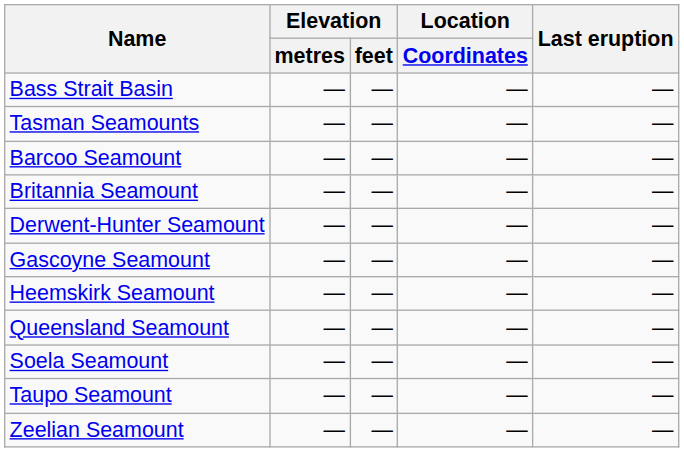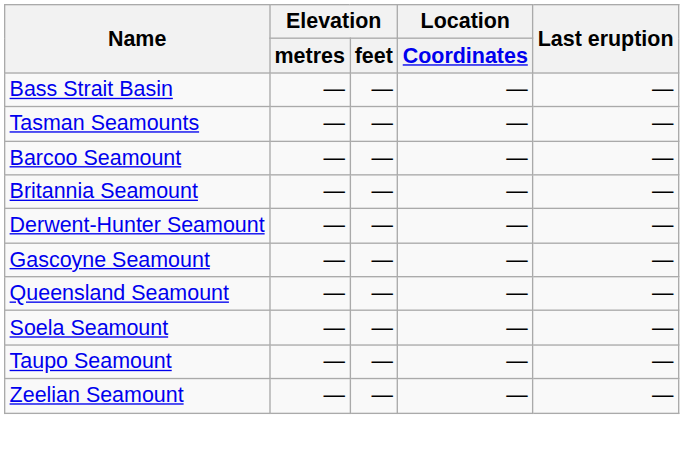- row: (112, 293)
